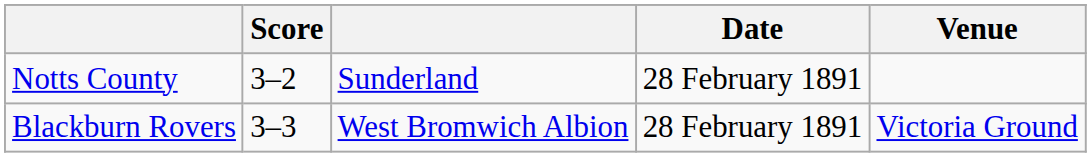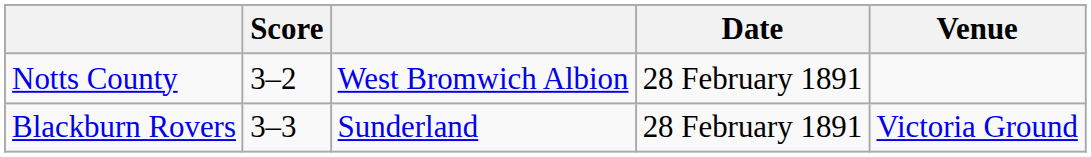(408, 77) Sunderland -> (483, 77) West Bromwich Albion
(483, 126) West Bromwich Albion -> (408, 126) Sunderland
